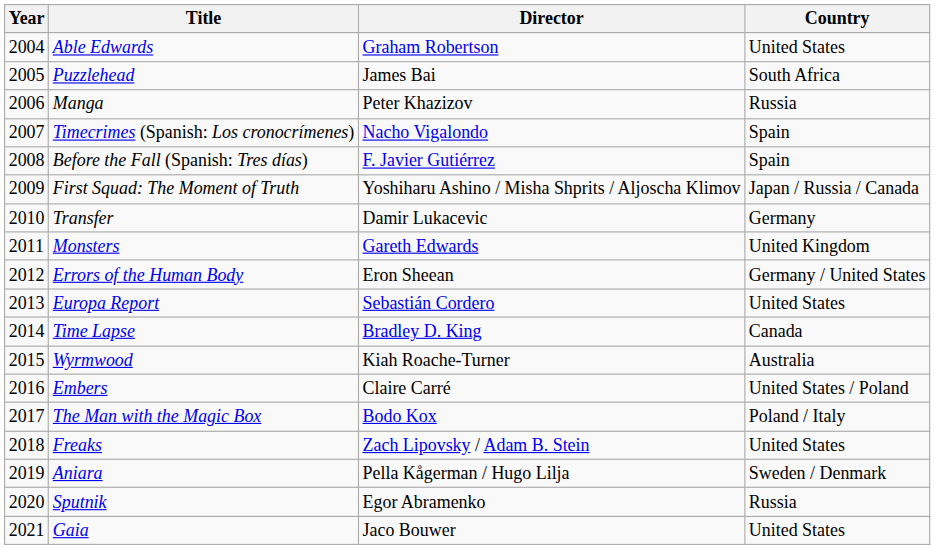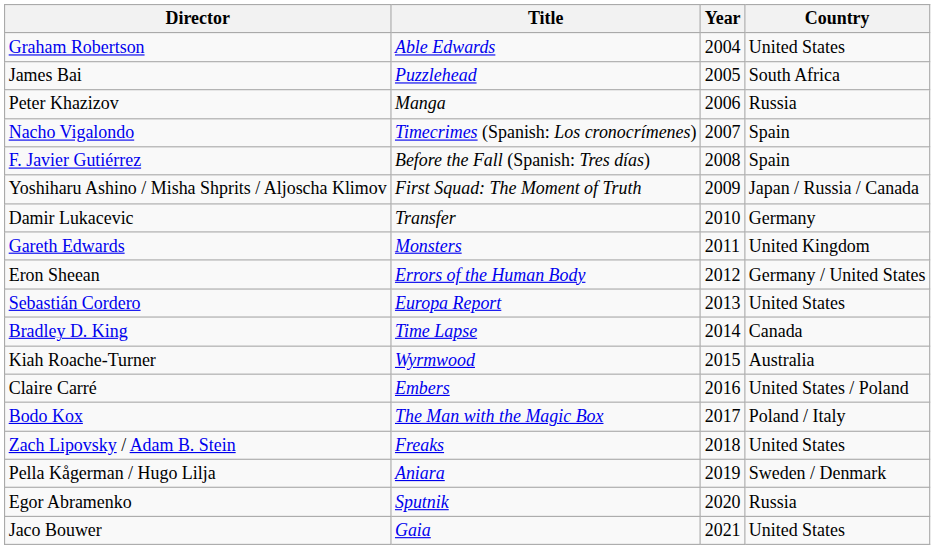columns swapped: (27, 18) <-> (552, 18)
